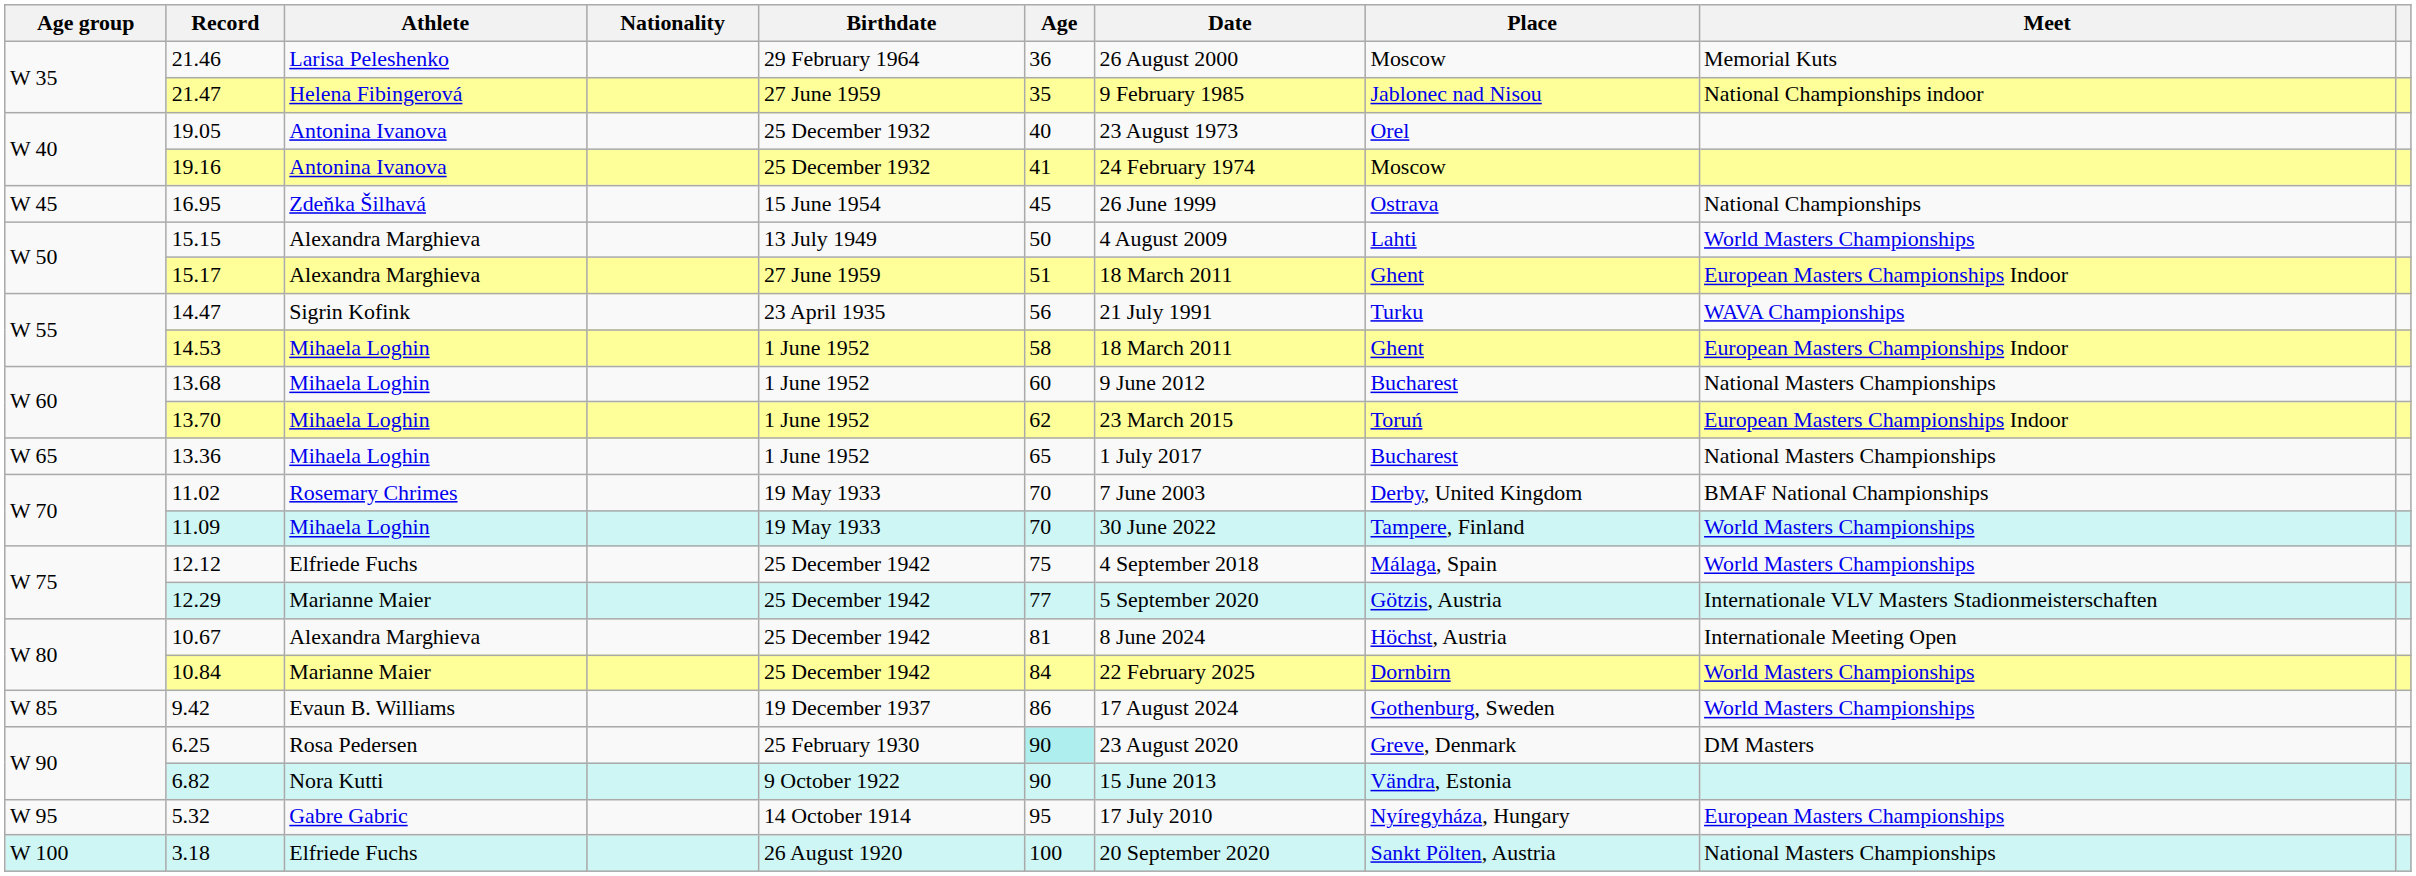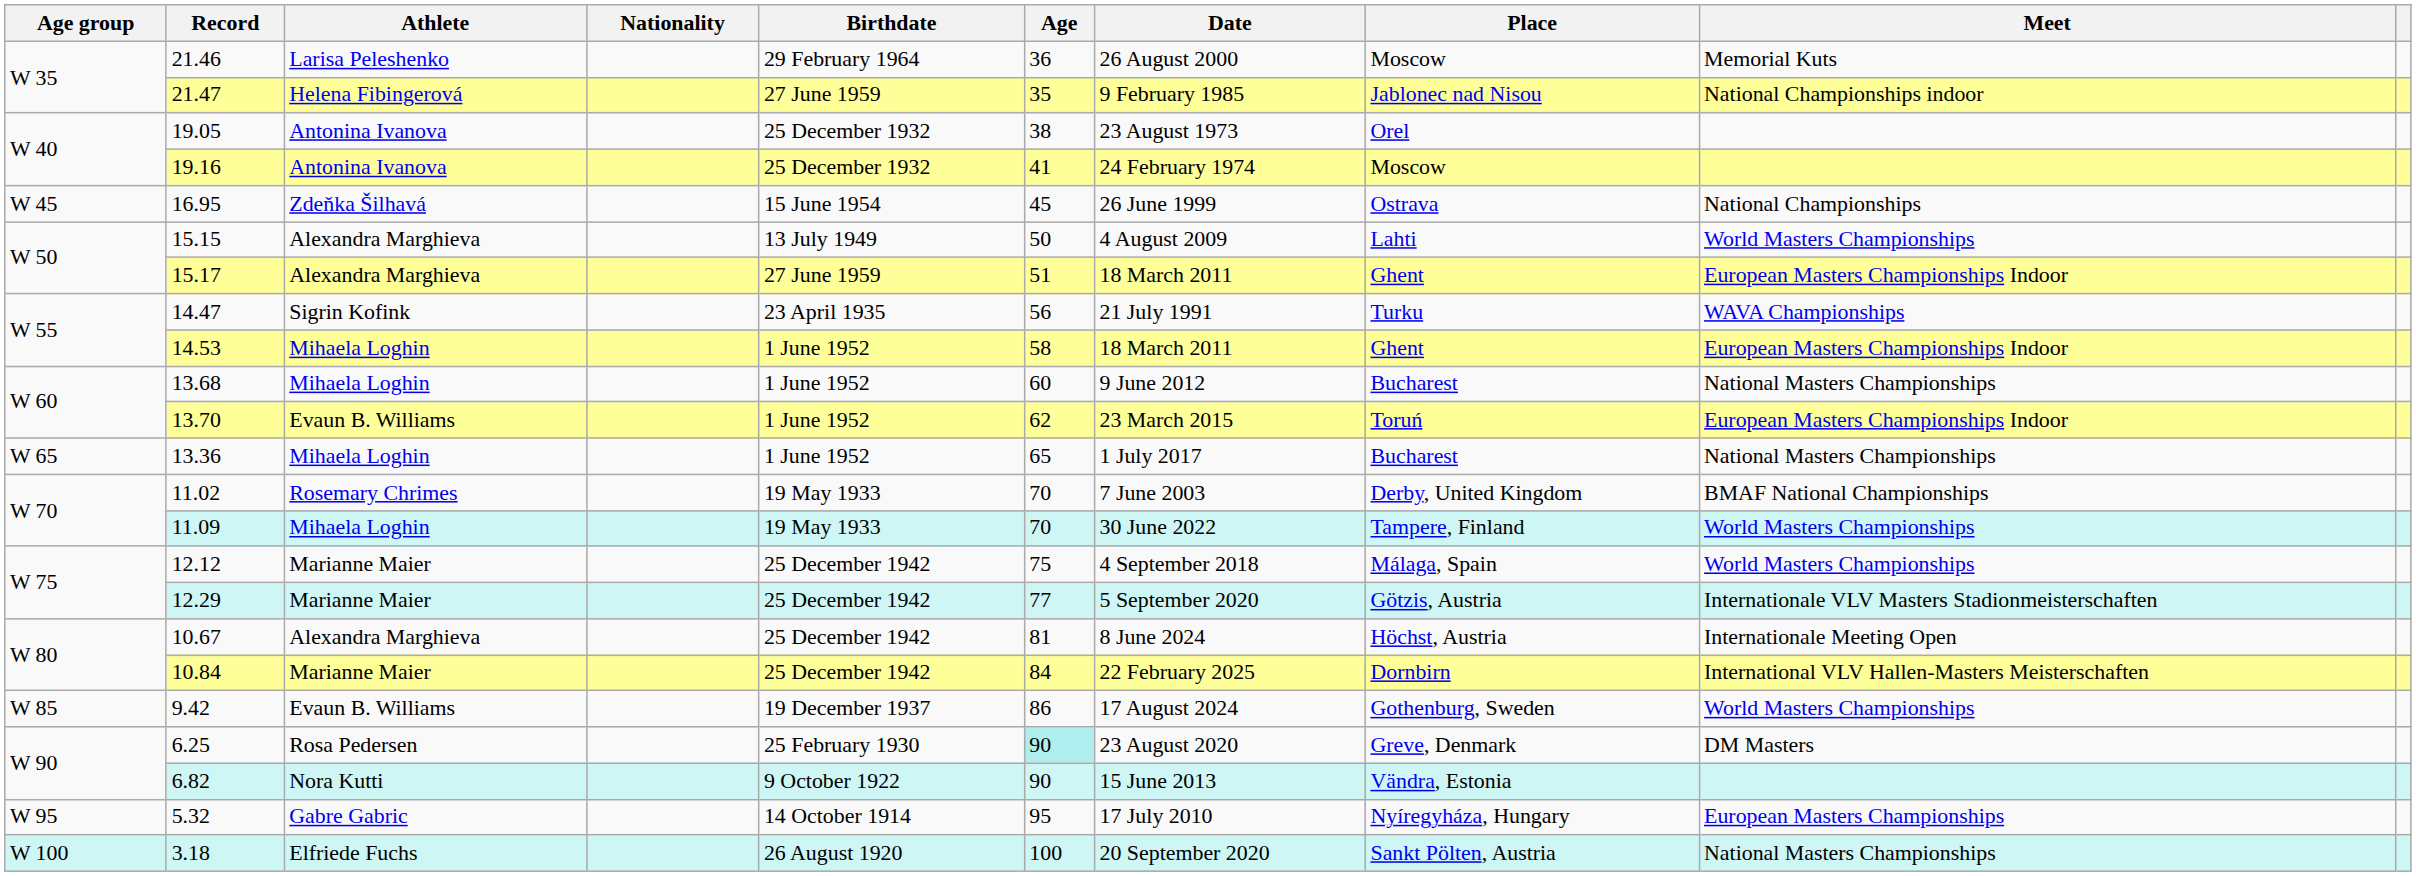(1040, 131) 40 -> (1040, 131) 38
(359, 420) Mihaela Loghin -> (372, 420) Evaun B. Williams
(353, 564) Elfriede Fuchs -> (360, 564) Marianne Maier
(1839, 672) World Masters Championships -> (1927, 672) International VLV Hallen-Masters Meisterschaften
